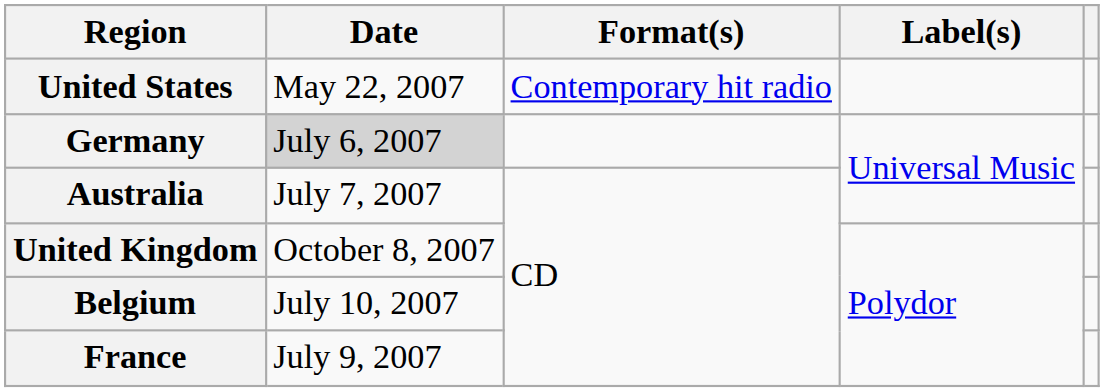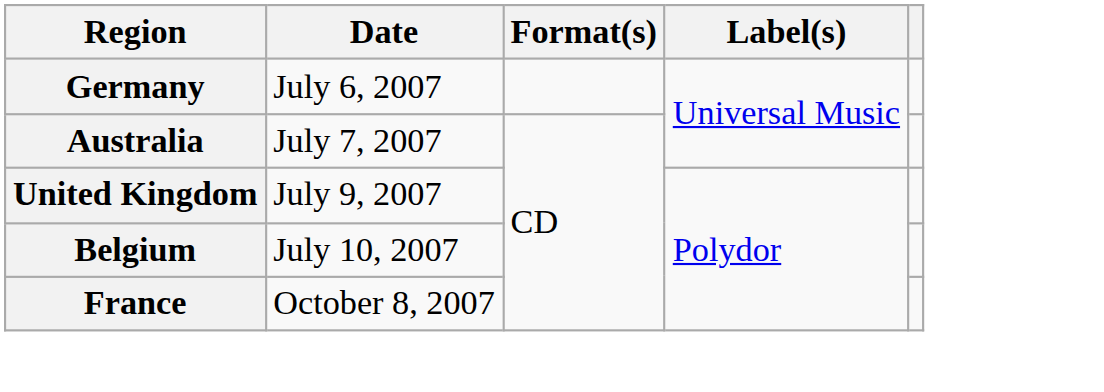- row: (135, 85)
(357, 140) lightgrey background -> (357, 85) no background
(384, 248) October 8, 2007 -> (357, 194) July 9, 2007
(357, 357) July 9, 2007 -> (384, 303) October 8, 2007
